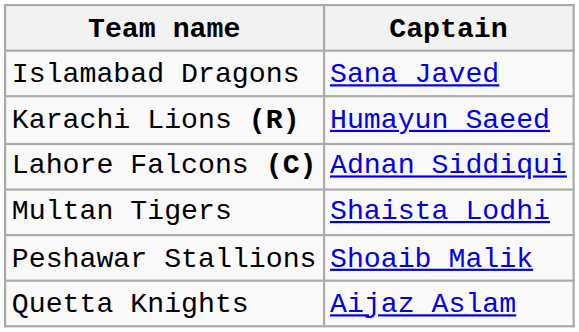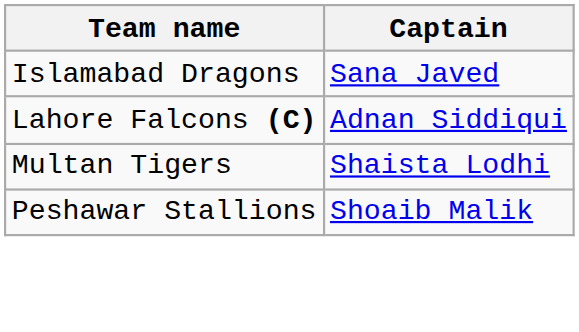- row: (156, 120)
- row: (130, 304)
